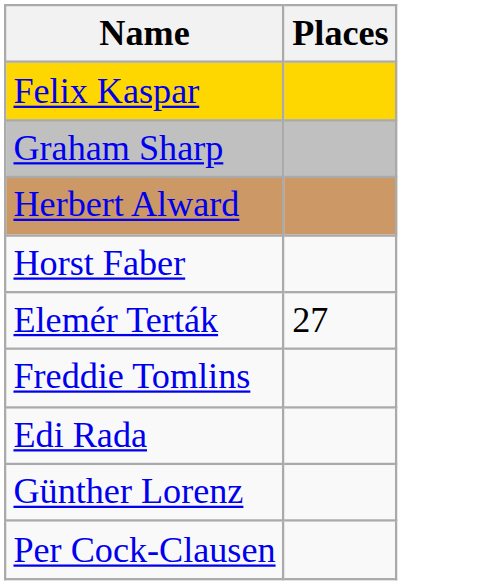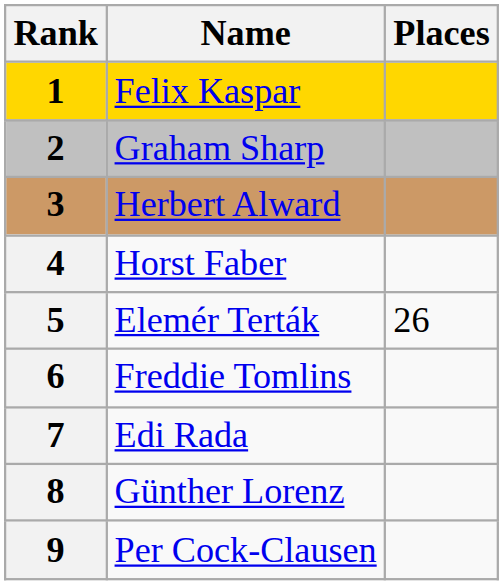+ column: (56, 33)
(310, 319) 27 -> (411, 319) 26
